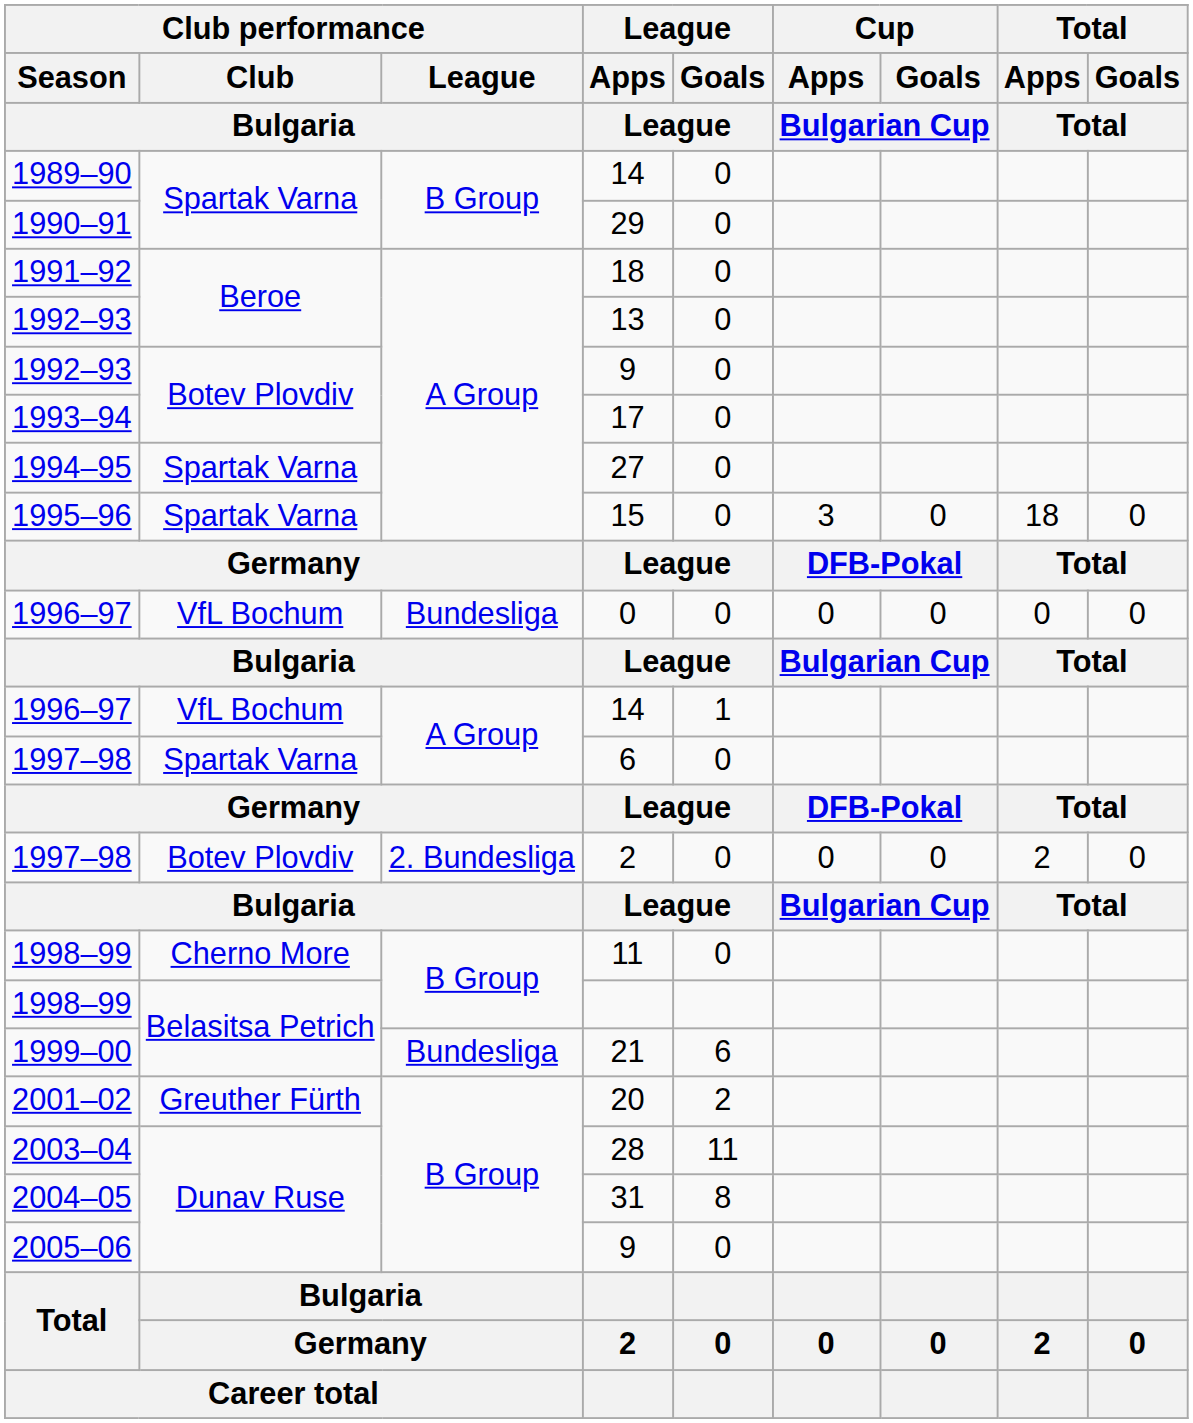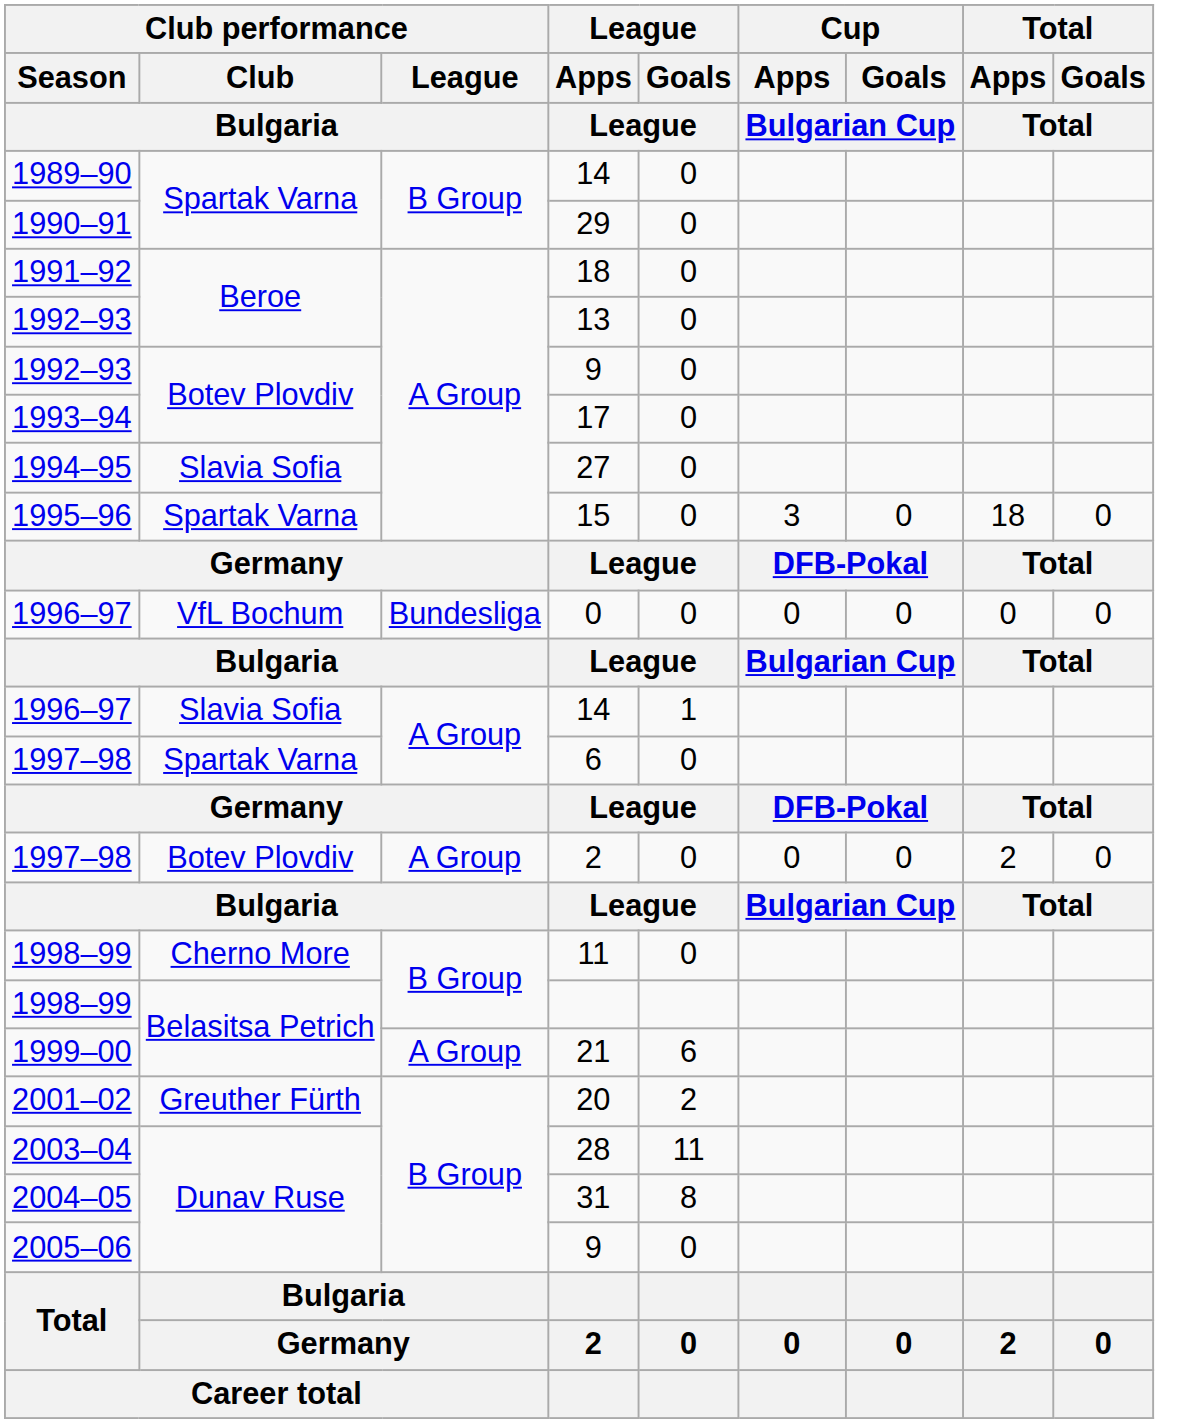(260, 467) Spartak Varna -> (260, 467) Slavia Sofia
(260, 710) VfL Bochum -> (260, 710) Slavia Sofia
(482, 857) 2. Bundesliga -> (465, 857) A Group
(482, 1051) Bundesliga -> (465, 1051) A Group
